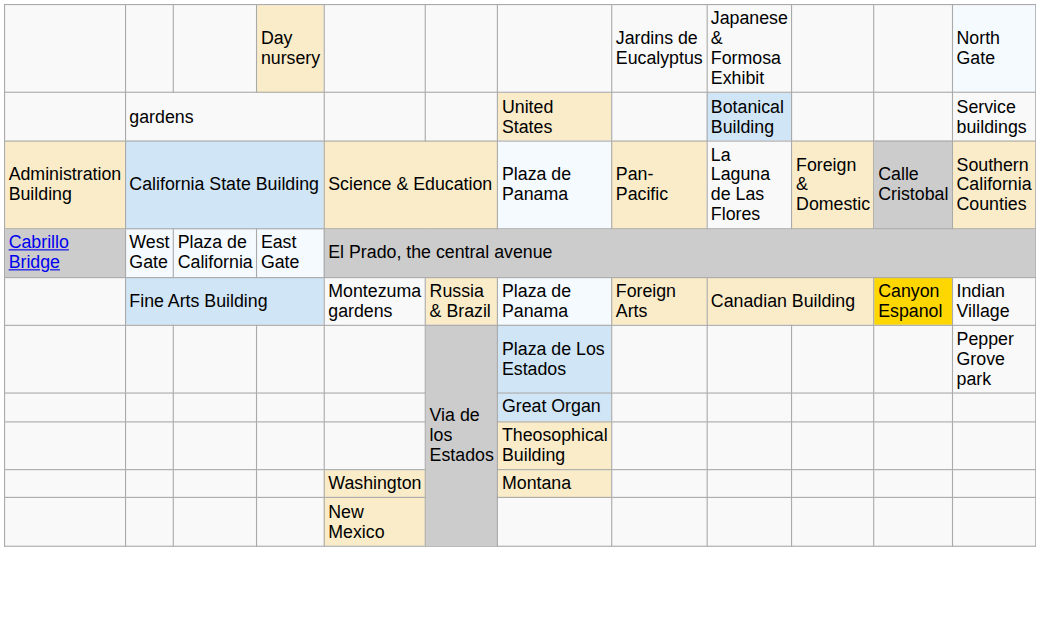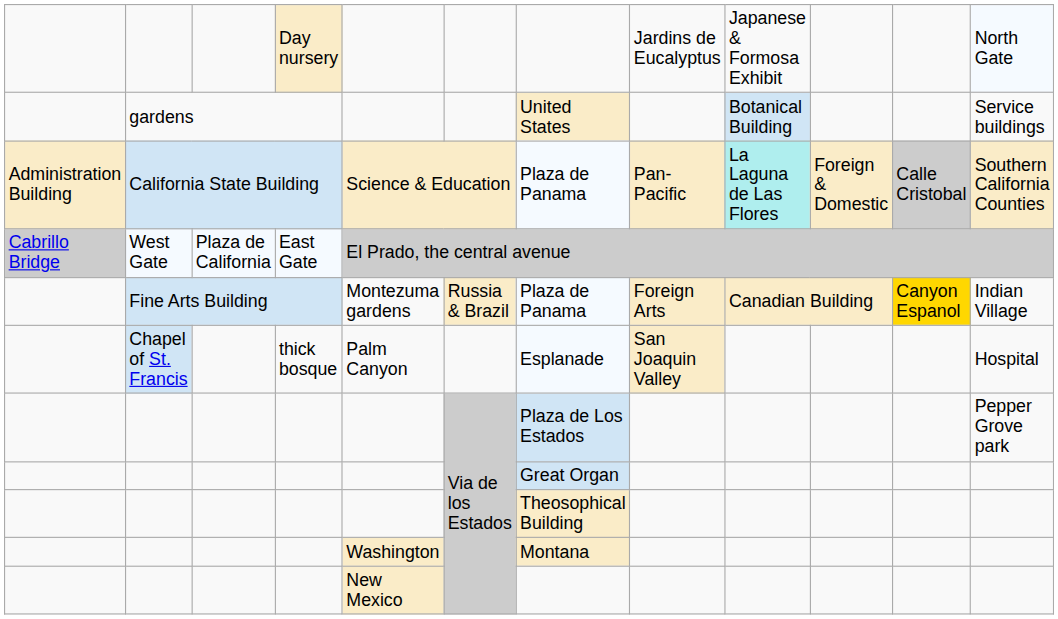(740, 184) no background -> (759, 184) paleturquoise background
+ row: (158, 359)
